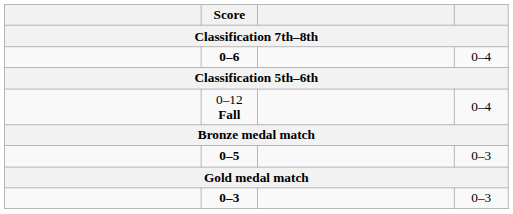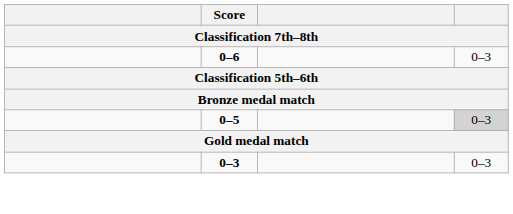(481, 57) 0–4 -> (481, 57) 0–3
- row: (229, 106)
(481, 156) no background -> (481, 120) lightgrey background
